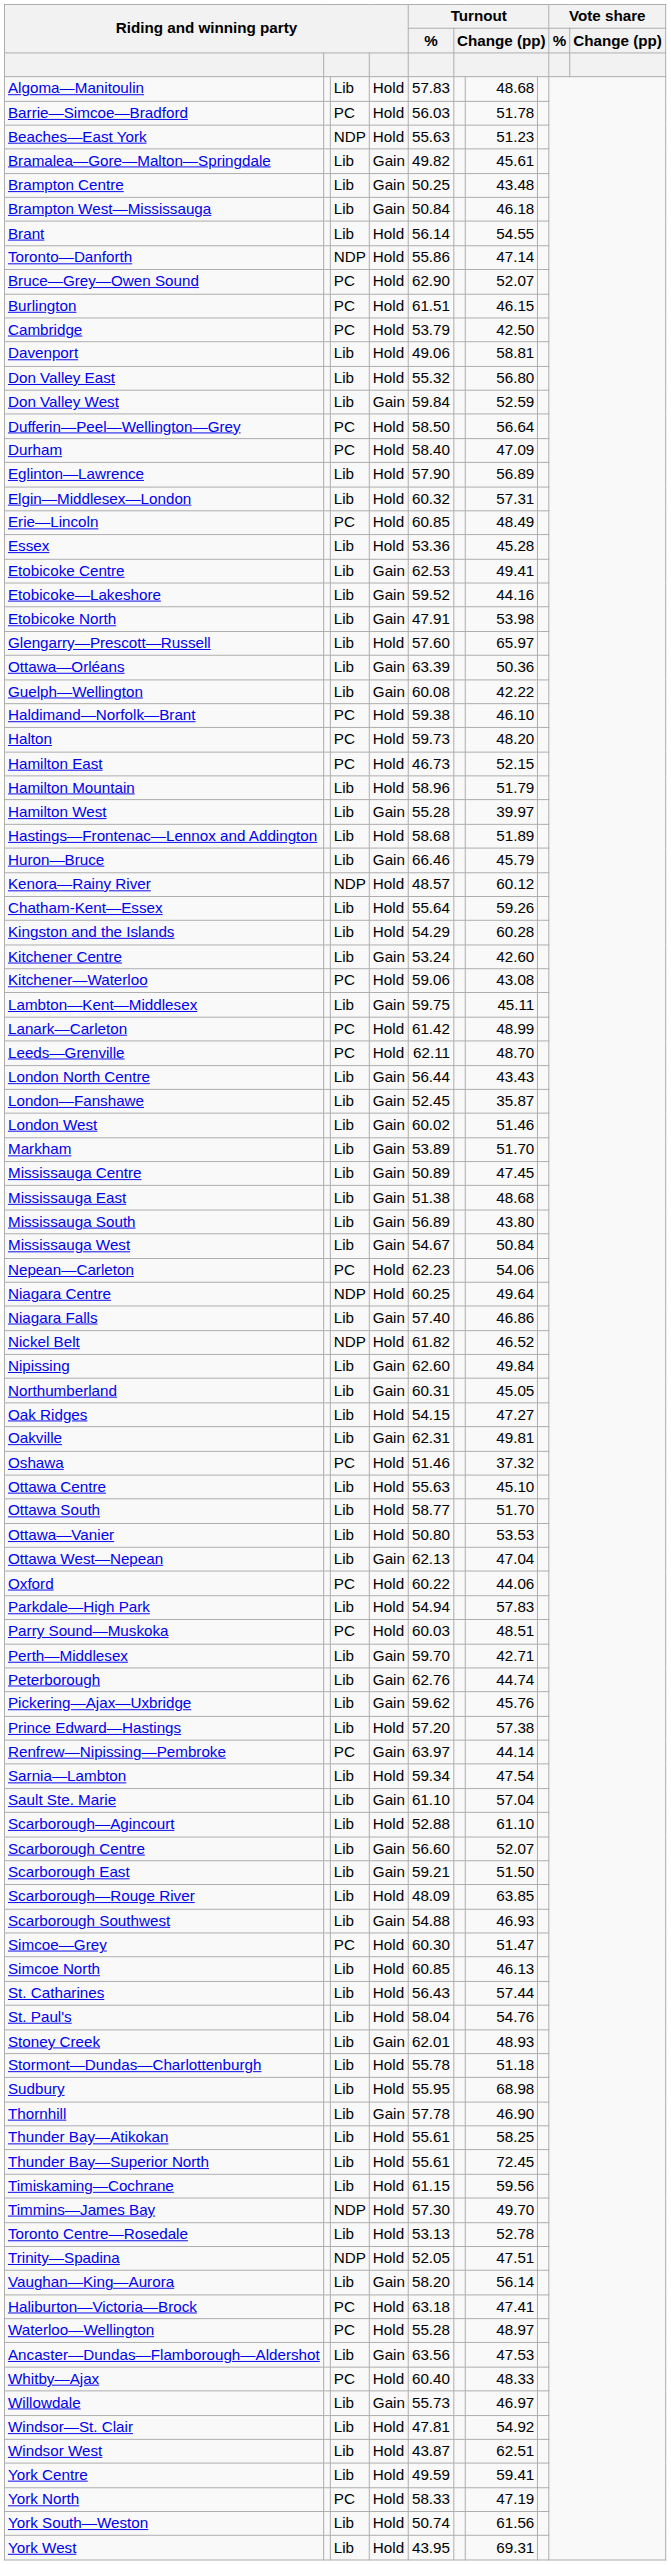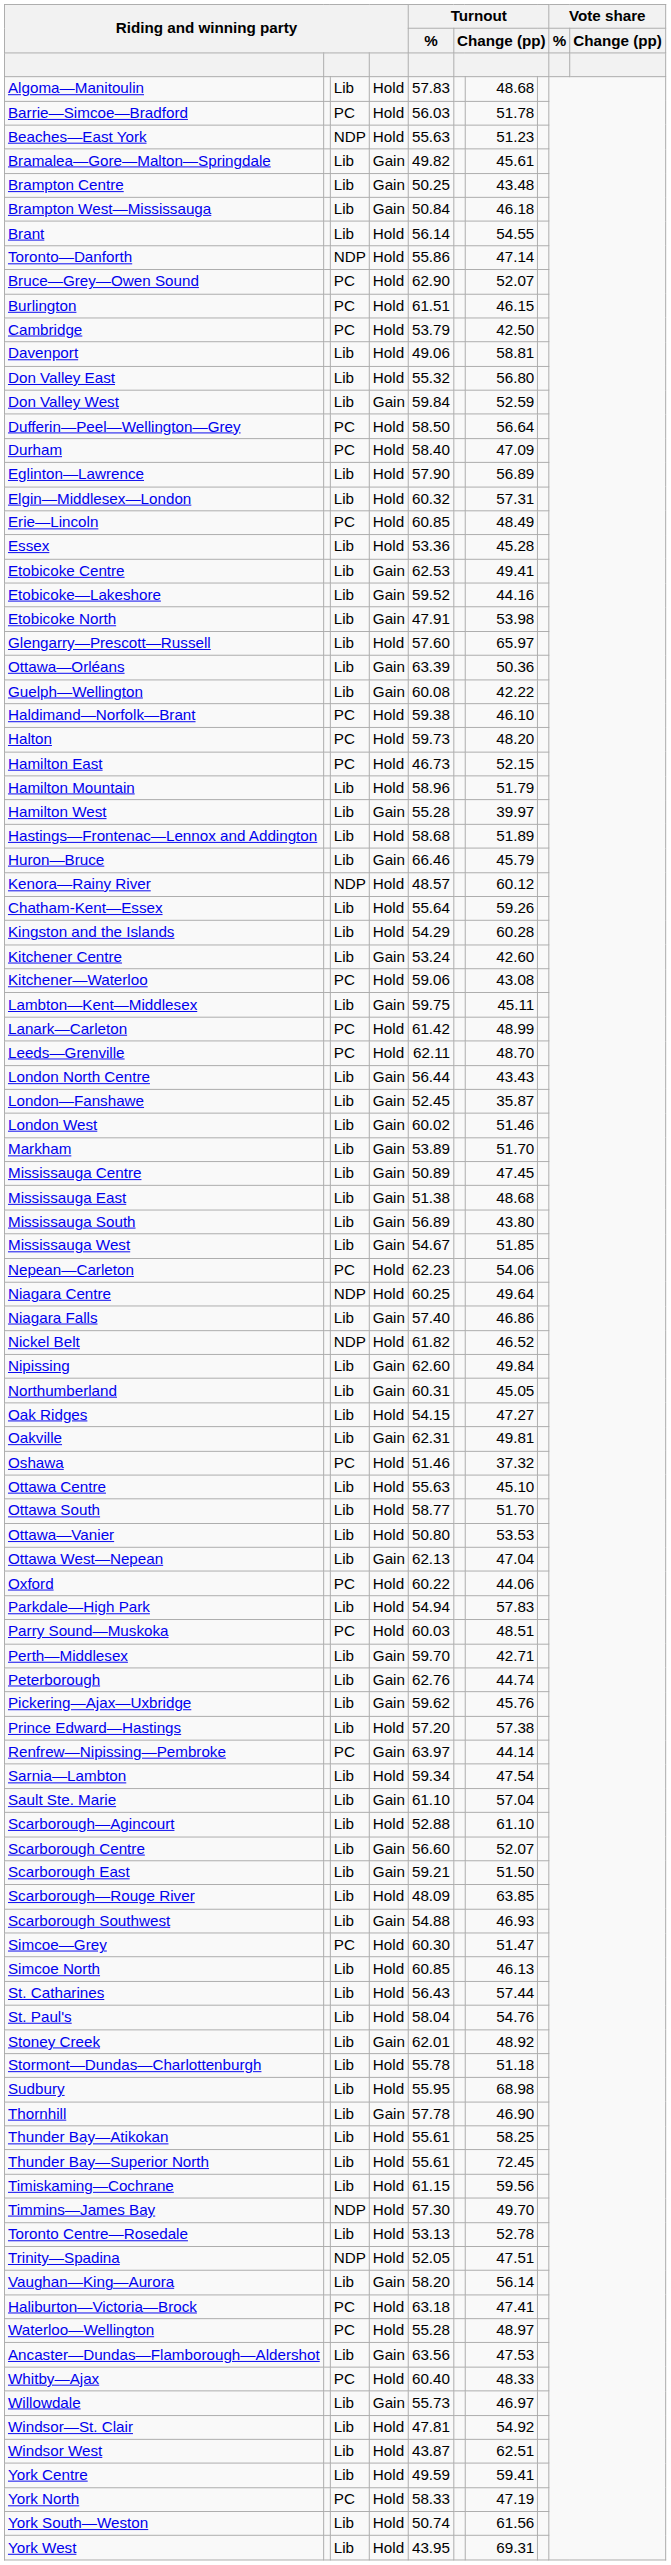(515, 1245) 50.84 -> (515, 1245) 51.85
(515, 2041) 48.93 -> (515, 2041) 48.92
